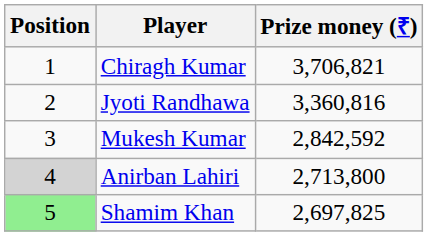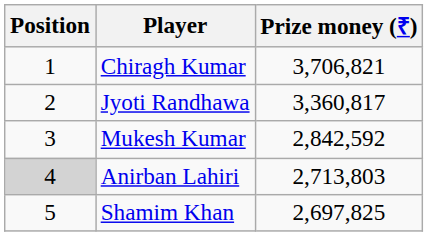(339, 102) 3,360,816 -> (339, 102) 3,360,817
(339, 175) 2,713,800 -> (339, 175) 2,713,803
(50, 212) lightgreen background -> (50, 212) no background
